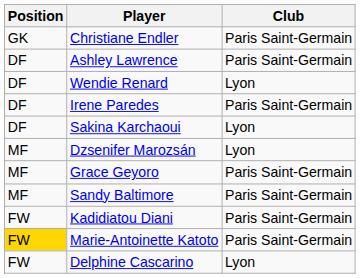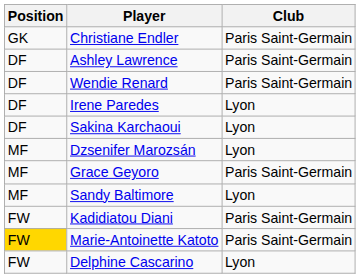(240, 83) Lyon -> (289, 83) Paris Saint-Germain
(289, 105) Paris Saint-Germain -> (240, 105) Lyon
(289, 195) Paris Saint-Germain -> (240, 195) Lyon
